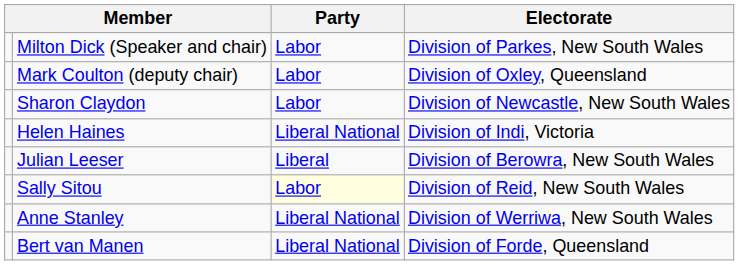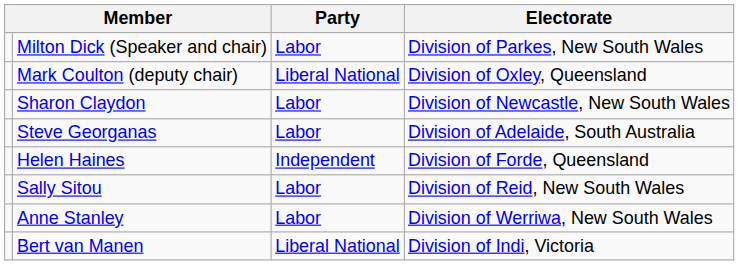(298, 75) Labor -> (337, 75) Liberal National
+ row: (87, 132)
(337, 132) Liberal National -> (325, 160) Independent
(501, 132) Division of Indi, Victoria -> (529, 160) Division of Forde, Queensland
- row: (70, 160)
(298, 189) lightyellow background -> (298, 189) no background
(337, 217) Liberal National -> (298, 217) Labor
(529, 246) Division of Forde, Queensland -> (501, 246) Division of Indi, Victoria
